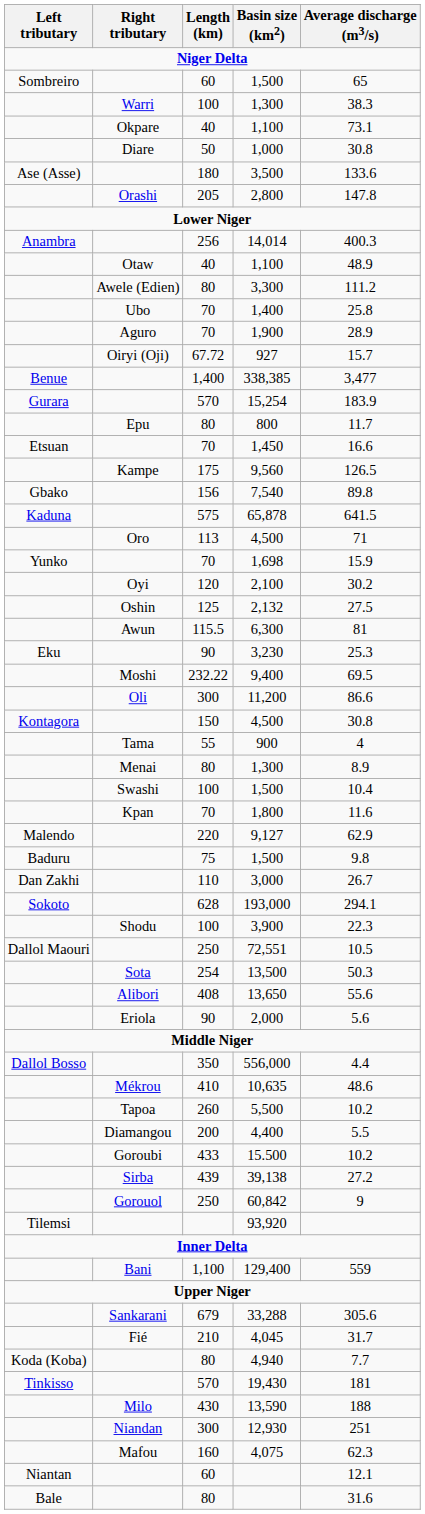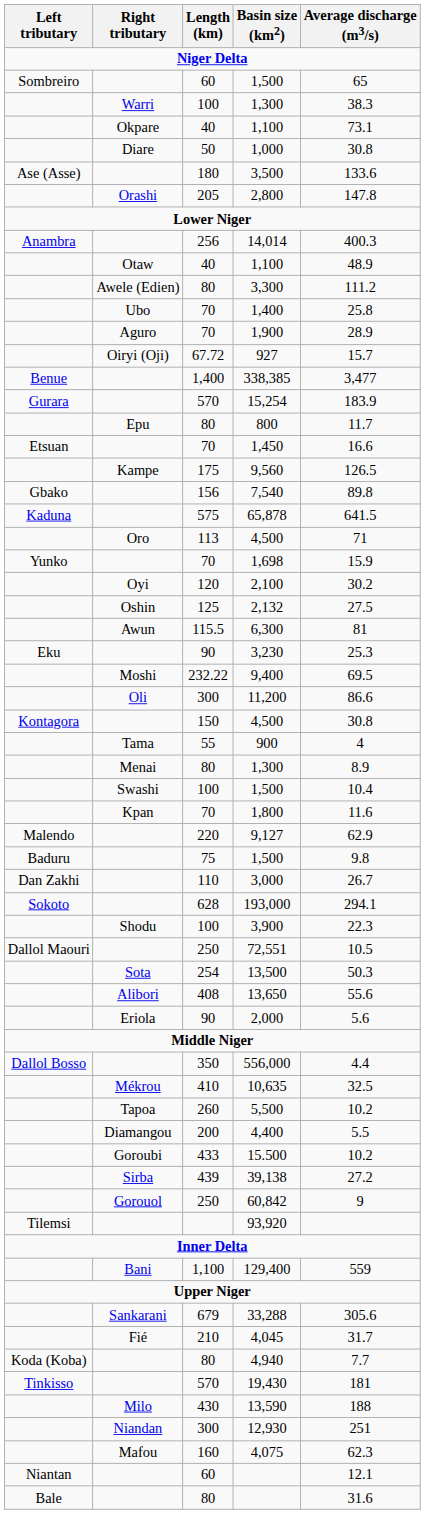(360, 1086) 48.6 -> (360, 1086) 32.5
